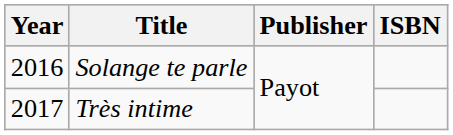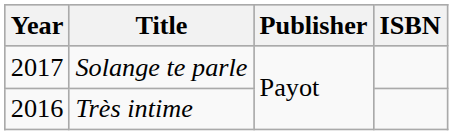(37, 66) 2016 -> (37, 66) 2017
(37, 108) 2017 -> (37, 108) 2016
